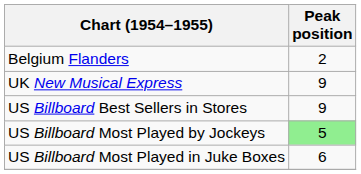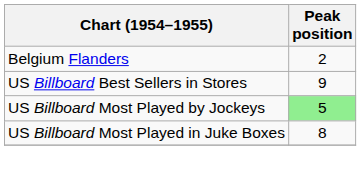- row: (95, 83)
(322, 157) 6 -> (322, 132) 8
